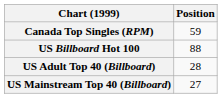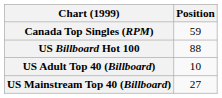(195, 66) 28 -> (195, 66) 10
